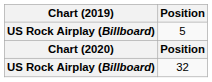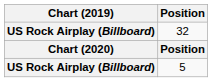rows swapped: (183, 31) <-> (183, 67)
